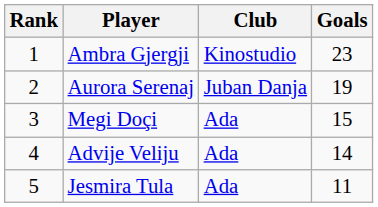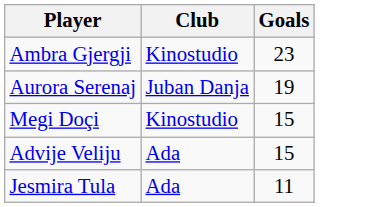- column: (34, 20)
(221, 119) Ada -> (192, 119) Kinostudio
(342, 152) 14 -> (284, 152) 15
